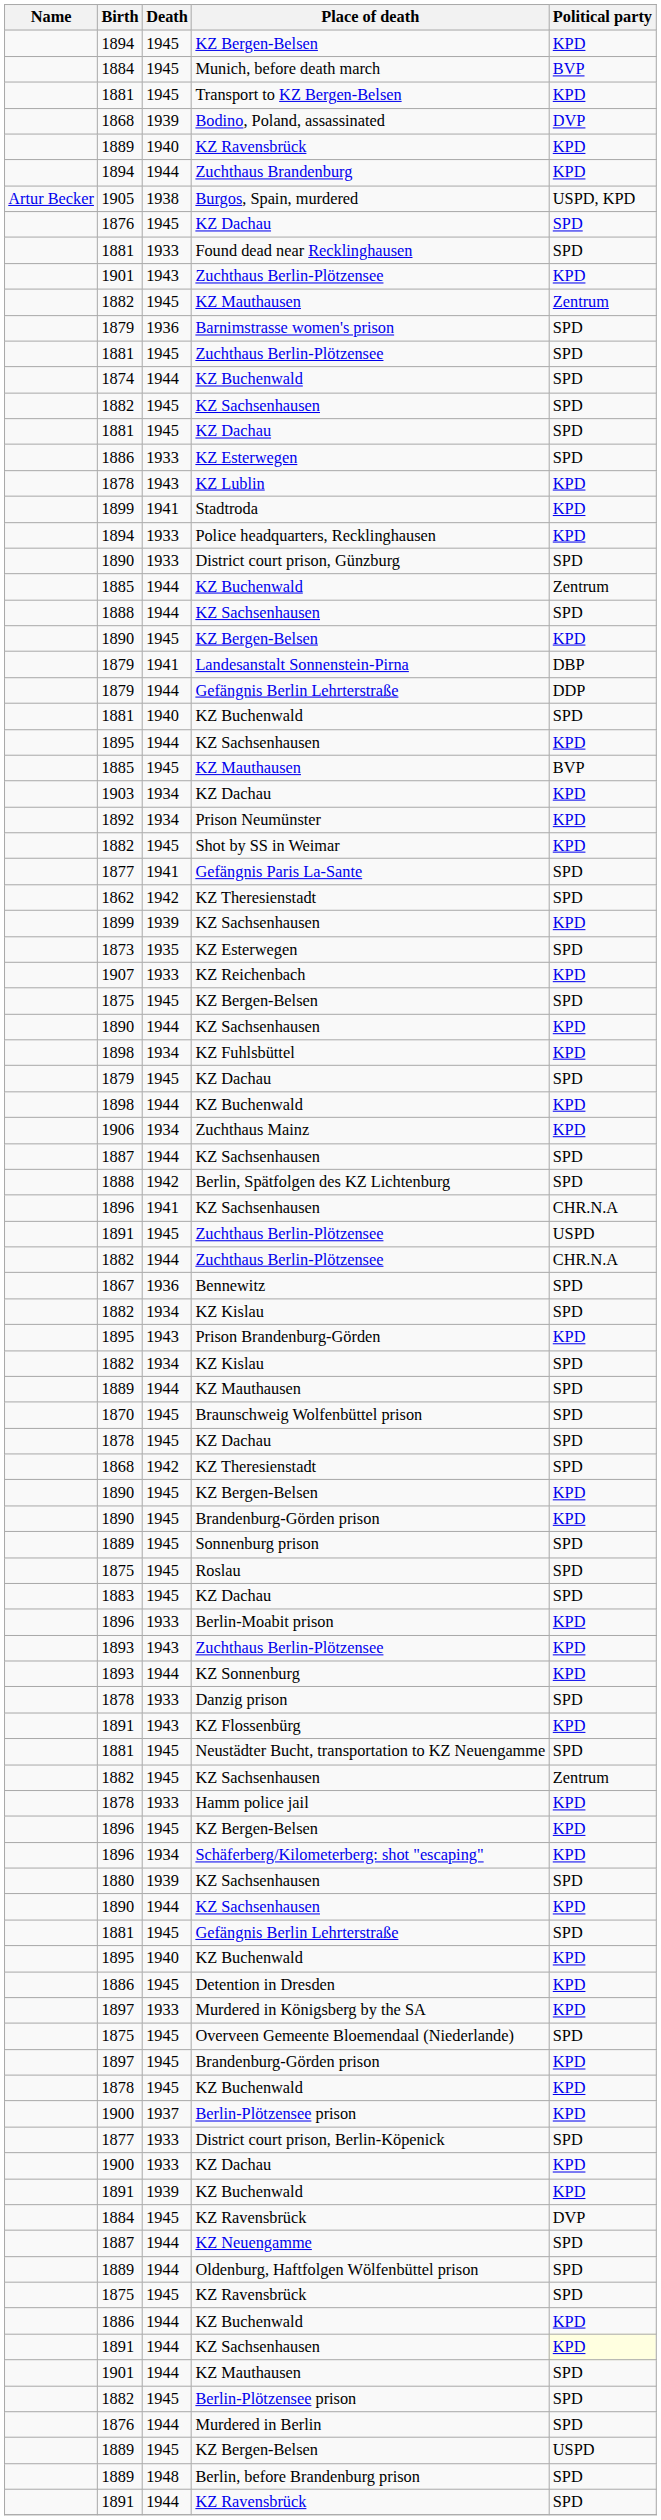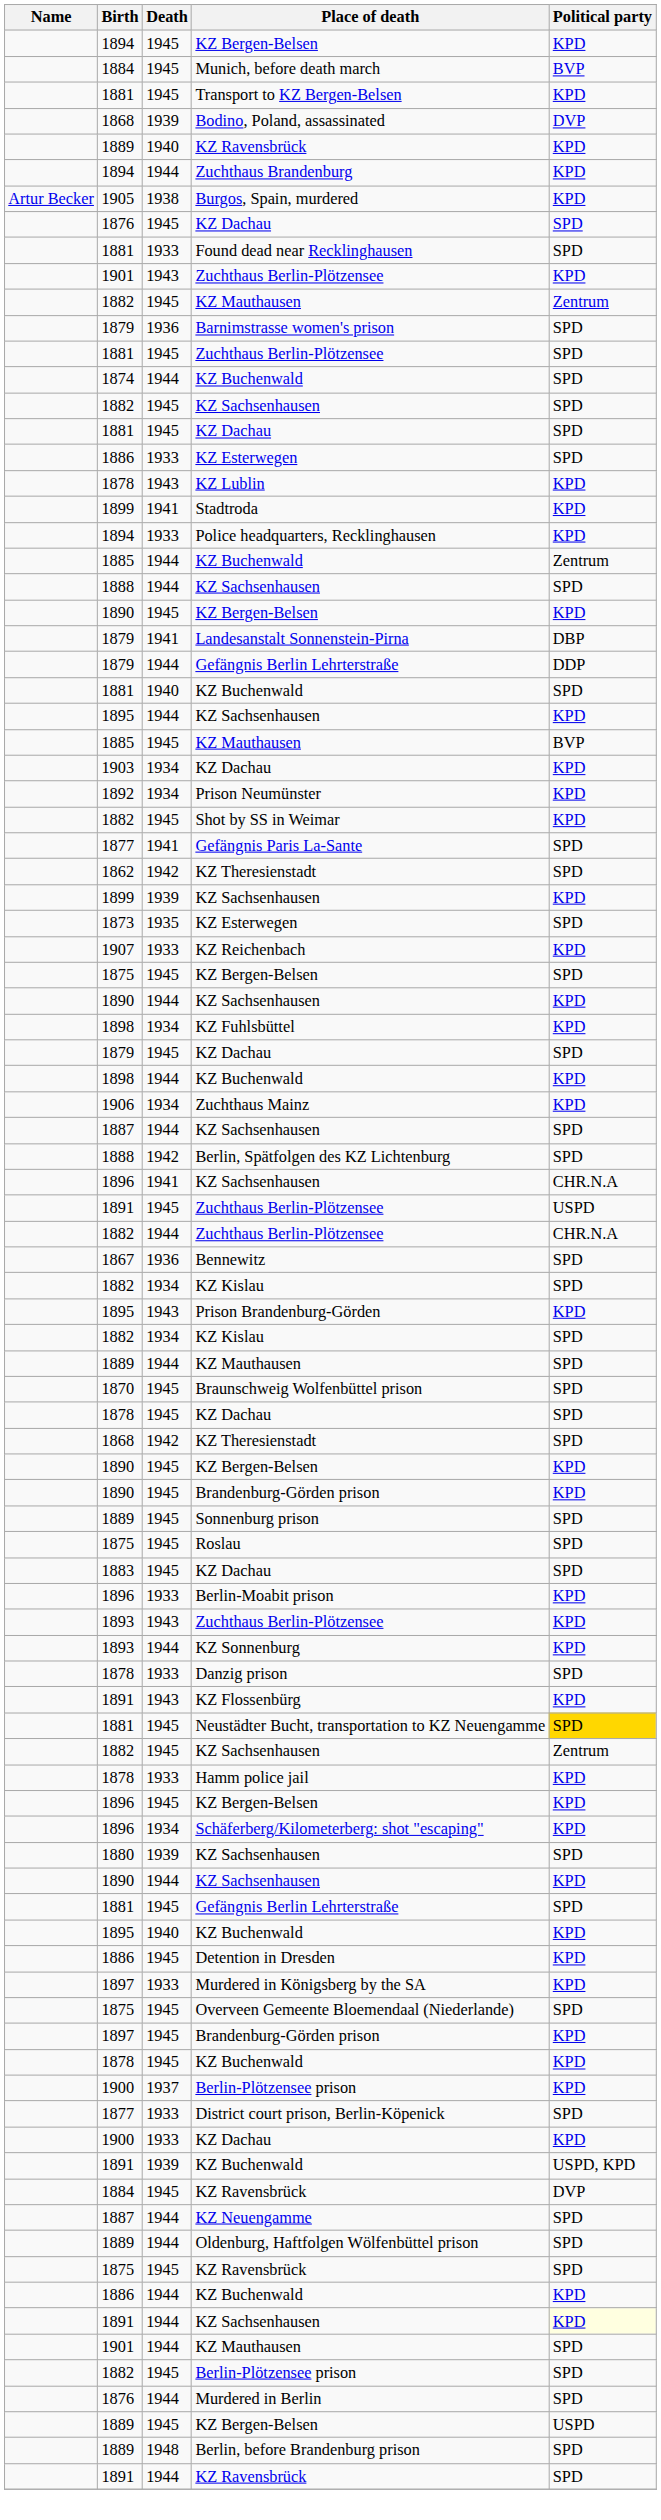(594, 198) USPD, KPD -> (569, 198) KPD
- row: (118, 560)
(568, 1751) no background -> (568, 1725) gold background
(569, 2191) KPD -> (594, 2165) USPD, KPD
